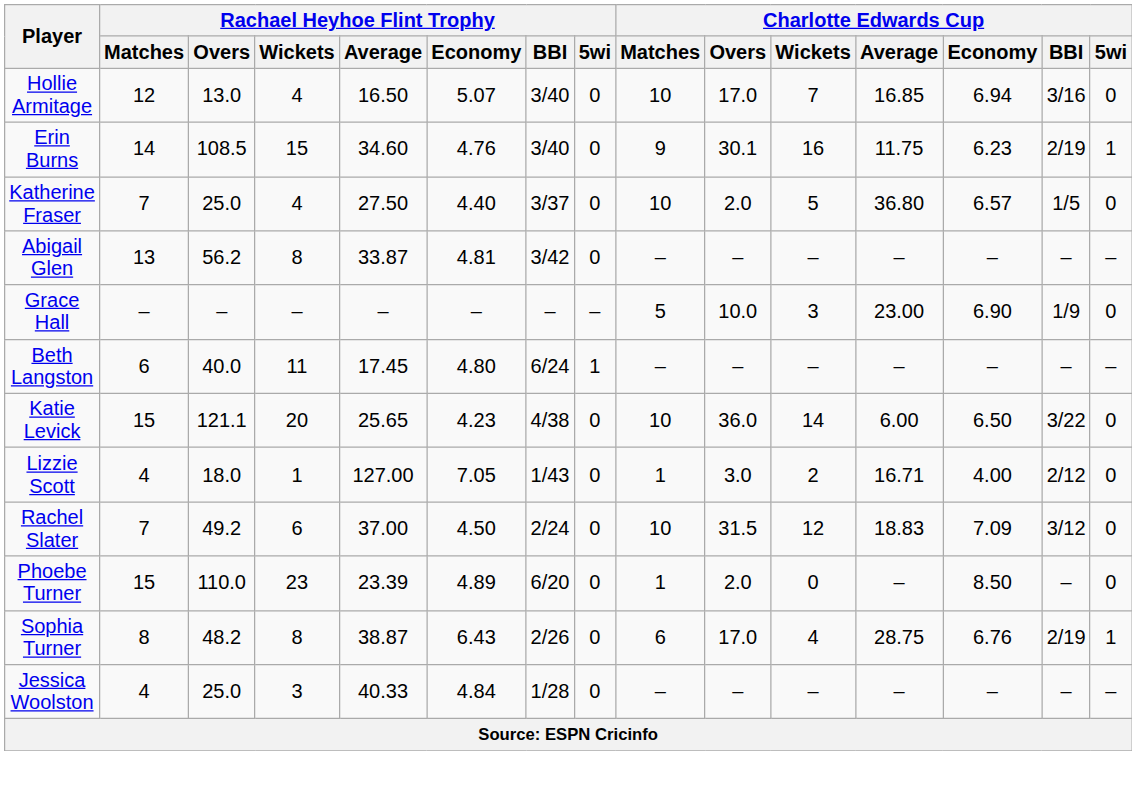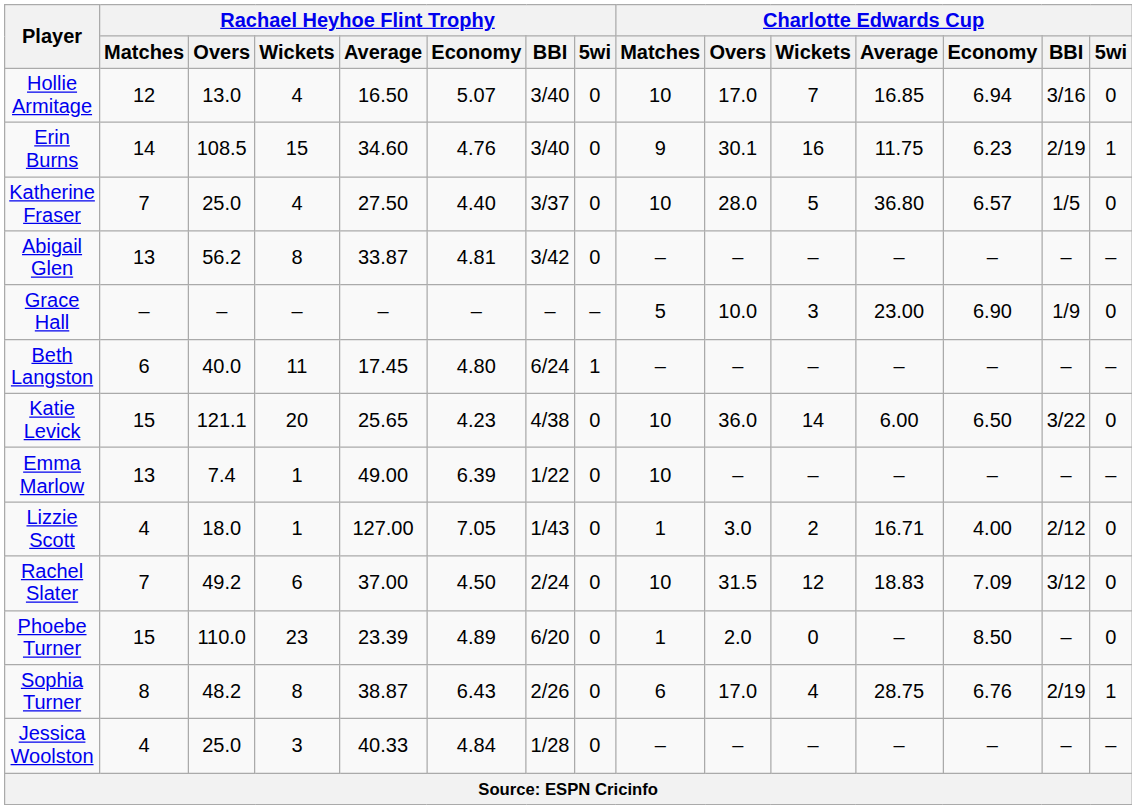(738, 203) 2.0 -> (738, 203) 28.0
+ row: (52, 474)
